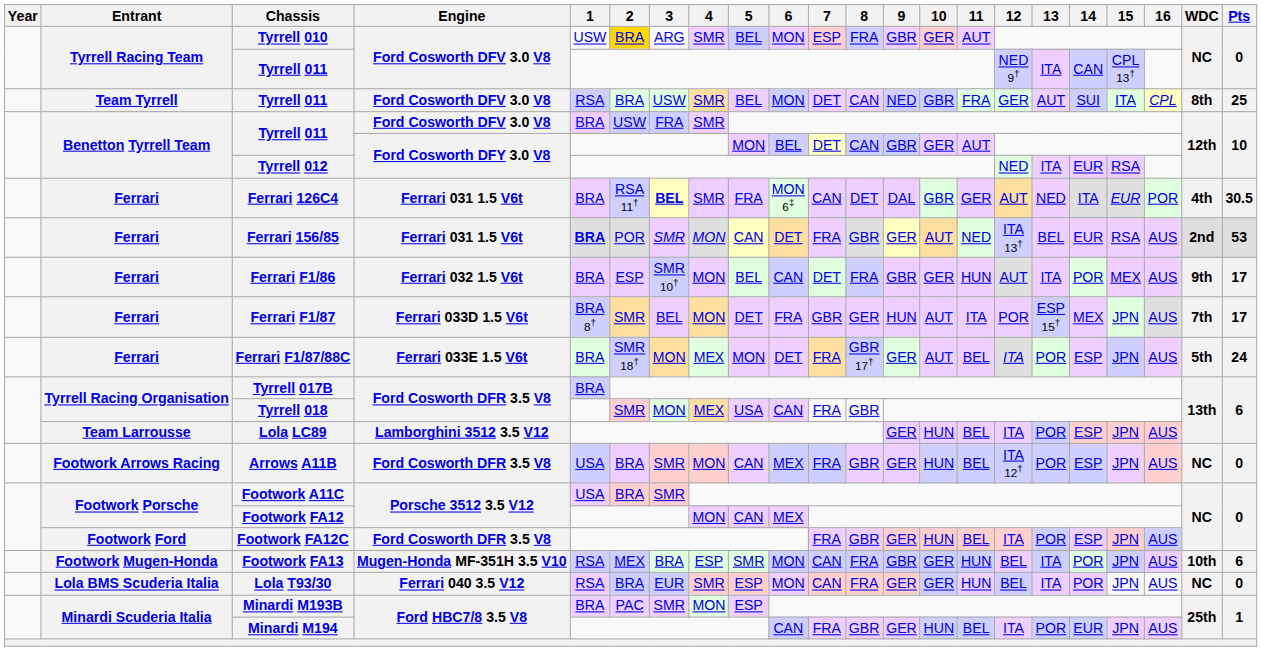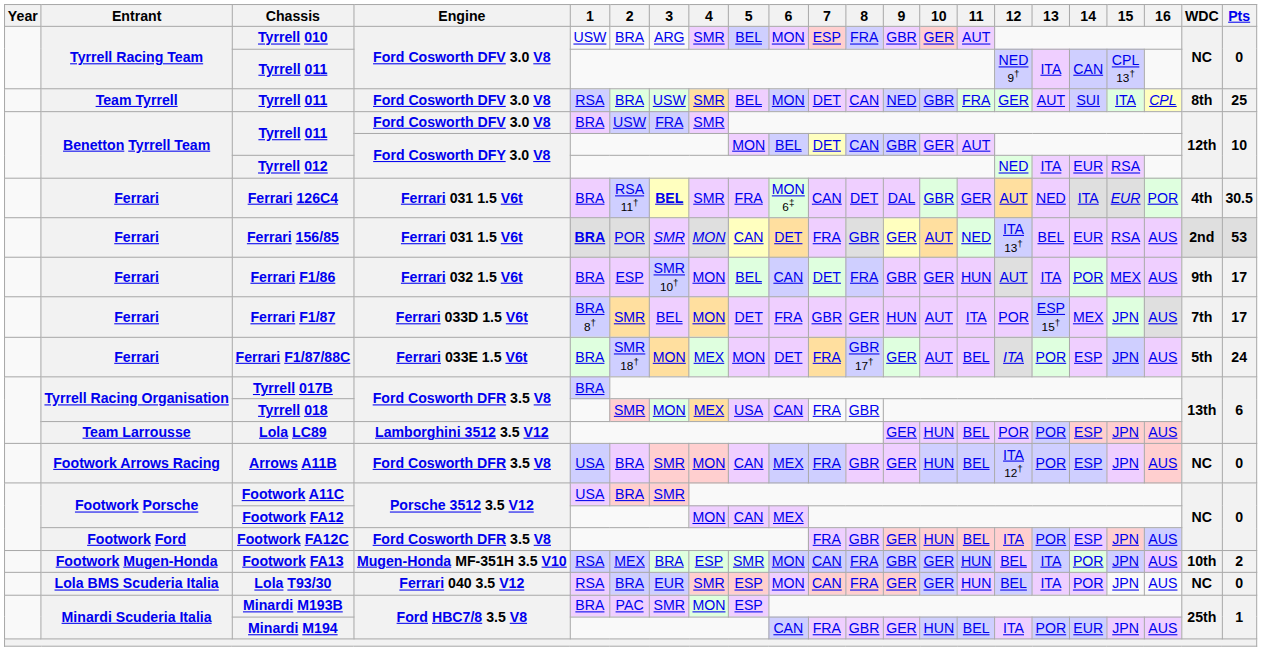(630, 38) gold background -> (630, 38) no background
(1014, 432) ITA -> (1014, 432) POR
(1239, 561) 6 -> (1239, 561) 2
